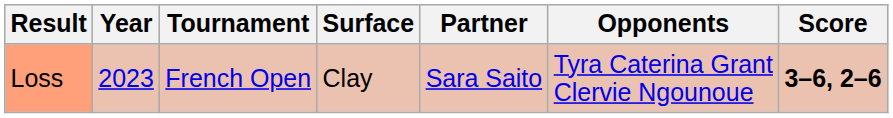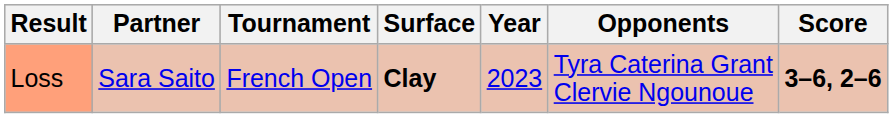columns swapped: (126, 24) <-> (484, 24)
(348, 77) normal -> (410, 77) bold
